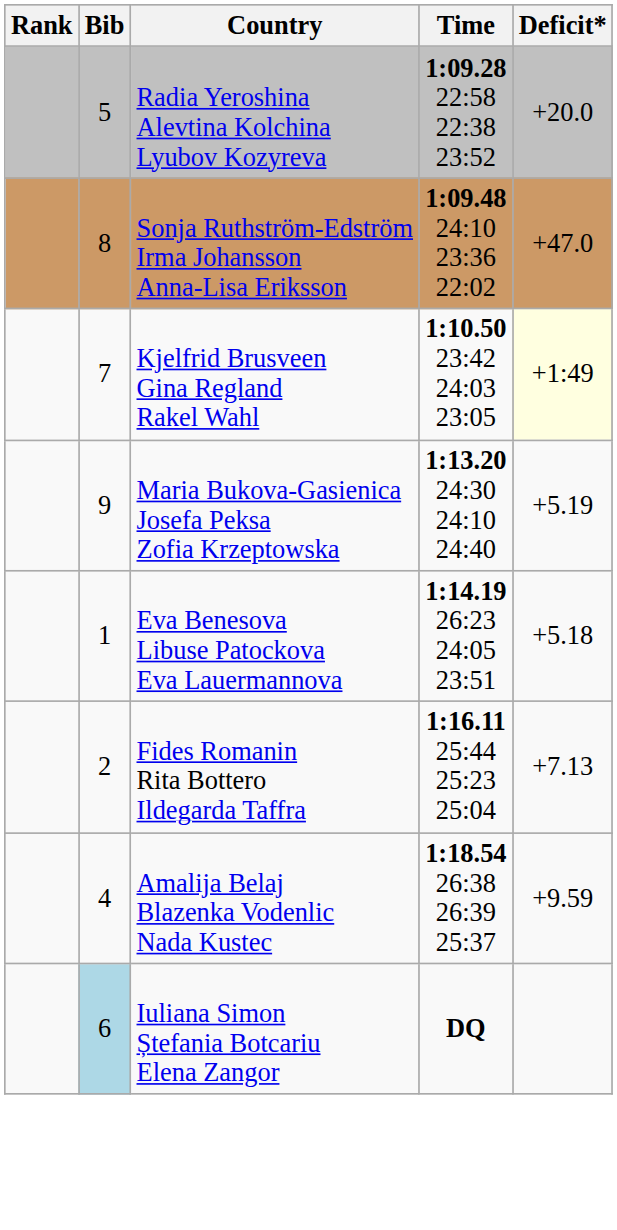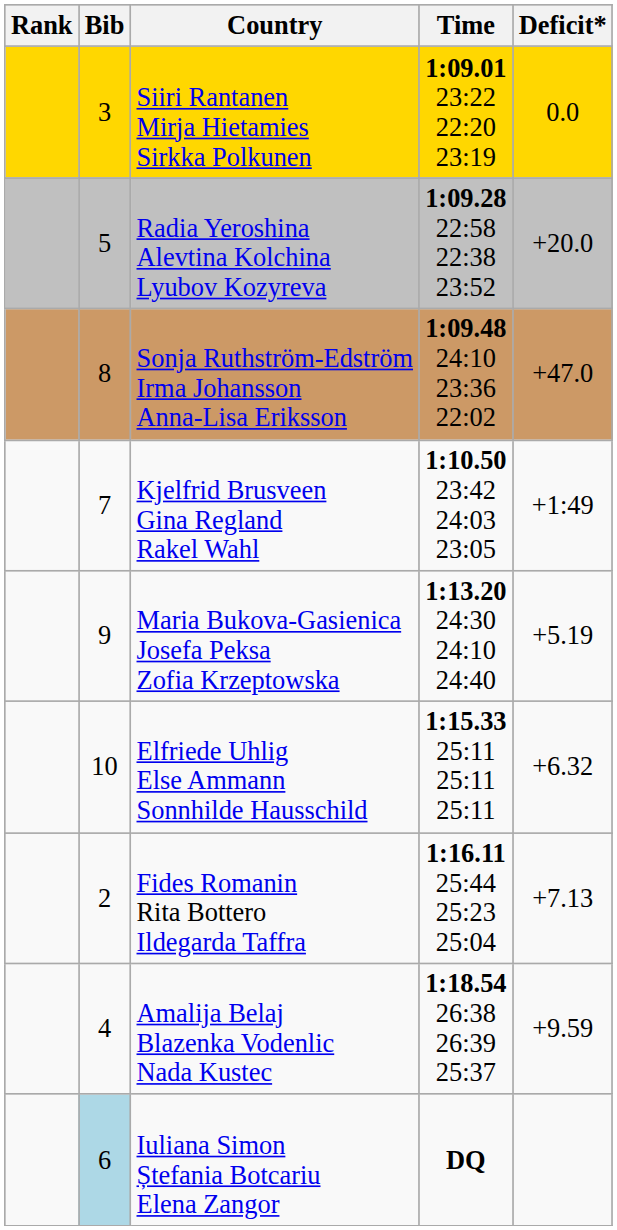+ row: (224, 126)
(563, 373) lightyellow background -> (563, 504) no background
- row: (239, 650)
+ row: (252, 781)
